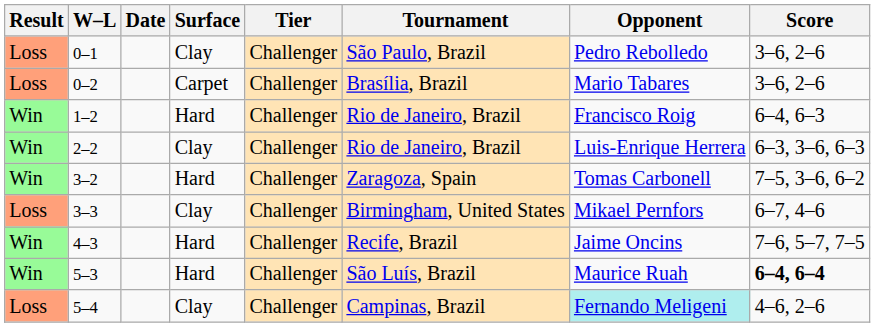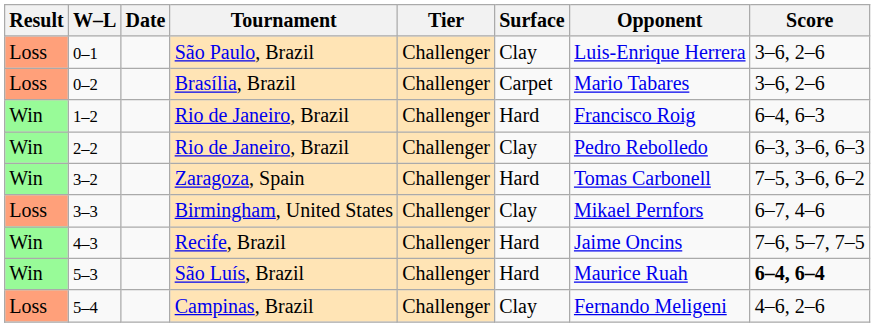columns swapped: (456, 20) <-> (207, 20)
(641, 52) Pedro Rebolledo -> (660, 52) Luis-Enrique Herrera
(660, 147) Luis-Enrique Herrera -> (641, 147) Pedro Rebolledo
(650, 305) paleturquoise background -> (650, 305) no background
